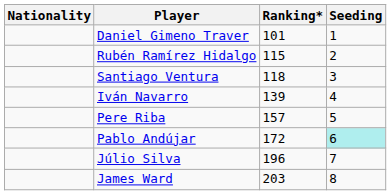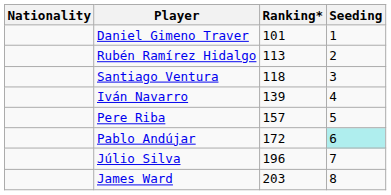(274, 56) 115 -> (274, 56) 113
